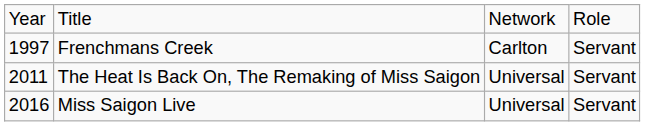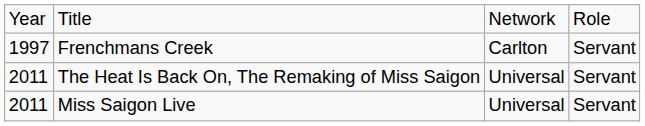(29, 105) 2016 -> (28, 105) 2011
